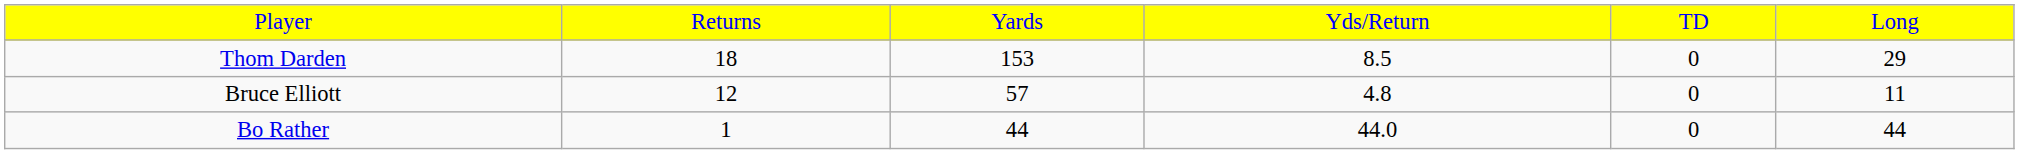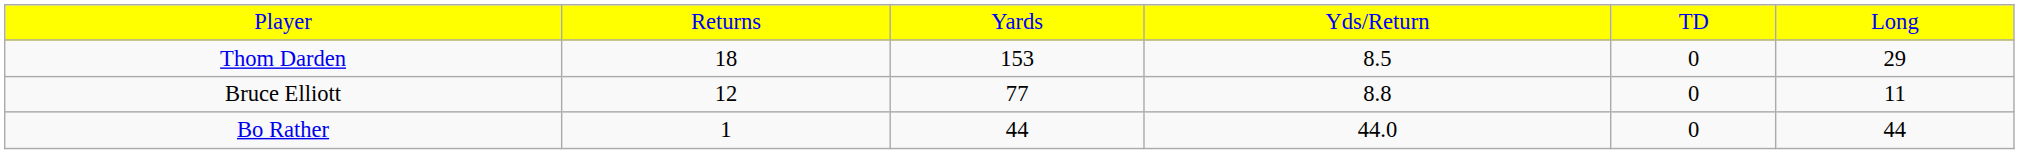(1017, 93) 57 -> (1017, 93) 77
(1377, 93) 4.8 -> (1377, 93) 8.8
